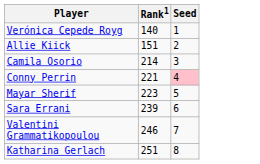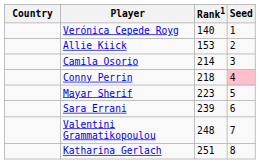+ column: (33, 13)
(149, 46) 151 -> (206, 46) 153
(149, 77) 221 -> (206, 77) 218
(149, 130) 246 -> (206, 130) 248
